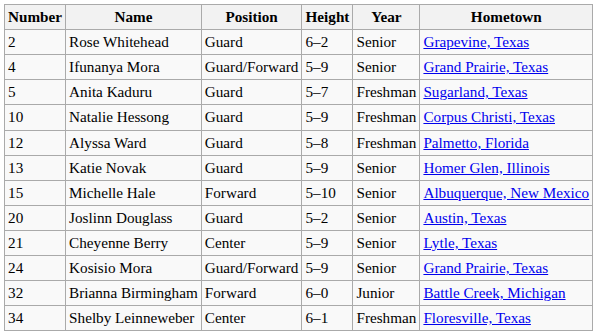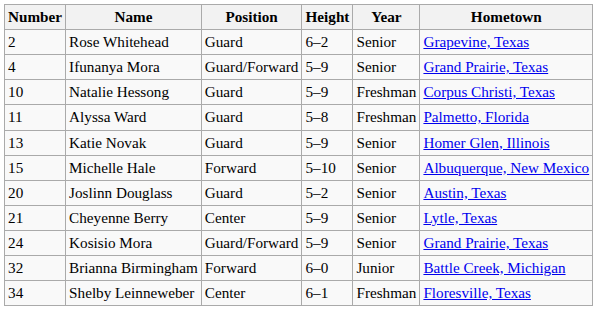- row: (111, 92)
(16, 142) 12 -> (15, 117) 11
